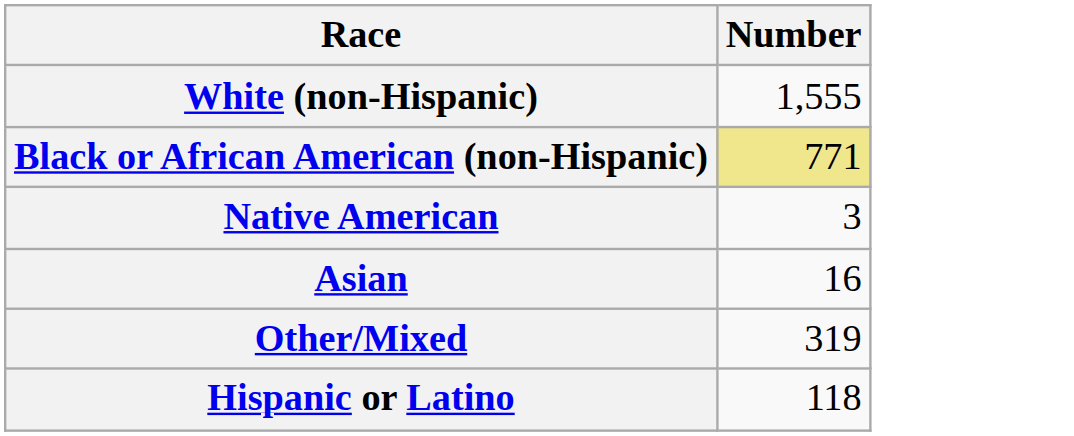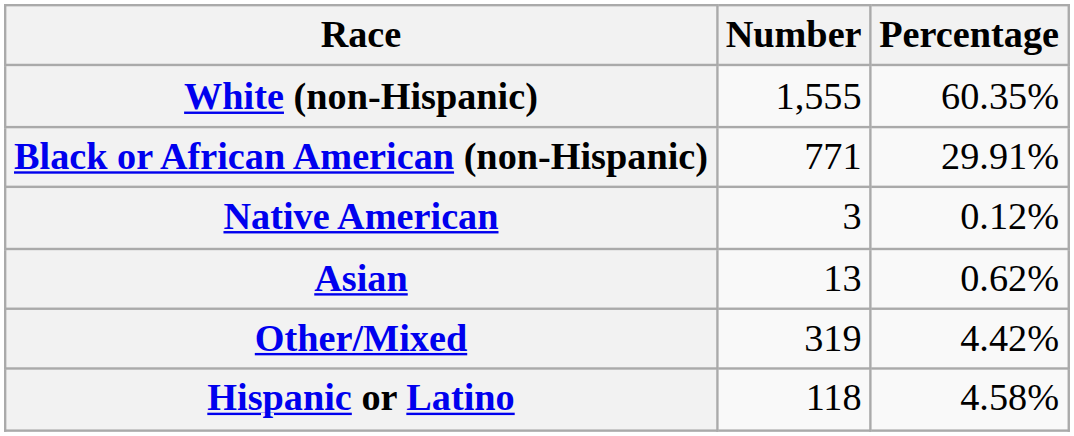+ column: (969, 34)
(833, 156) khaki background -> (833, 156) no background
(842, 277) 16 -> (842, 277) 13
